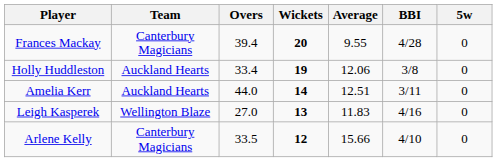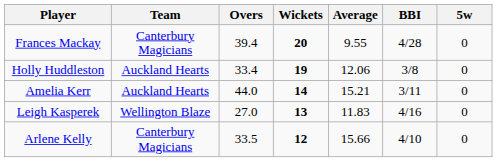(355, 91) 12.51 -> (355, 91) 15.21
